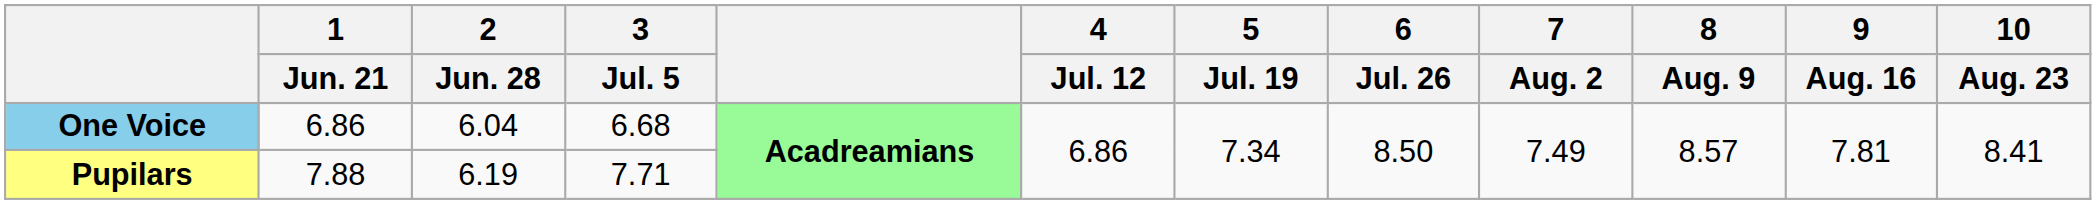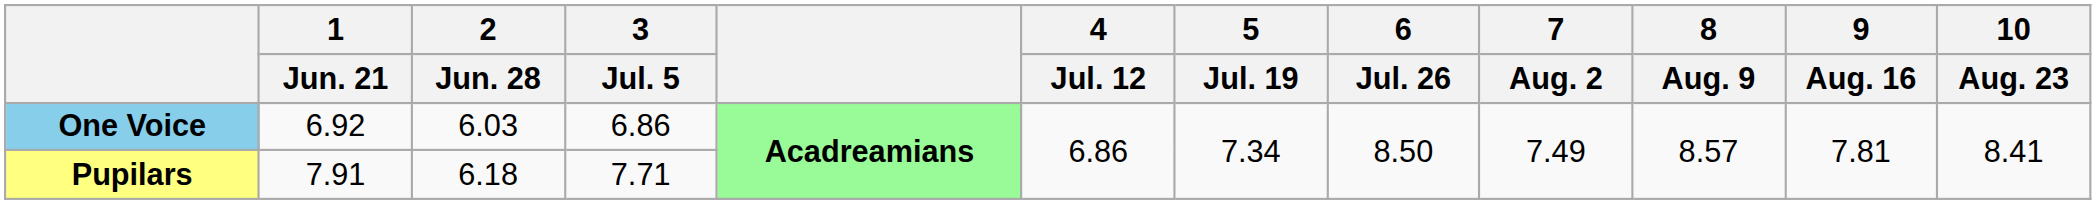(336, 127) 6.86 -> (336, 127) 6.92
(488, 127) 6.04 -> (488, 127) 6.03
(641, 127) 6.68 -> (641, 127) 6.86
(336, 175) 7.88 -> (336, 175) 7.91
(488, 175) 6.19 -> (488, 175) 6.18
